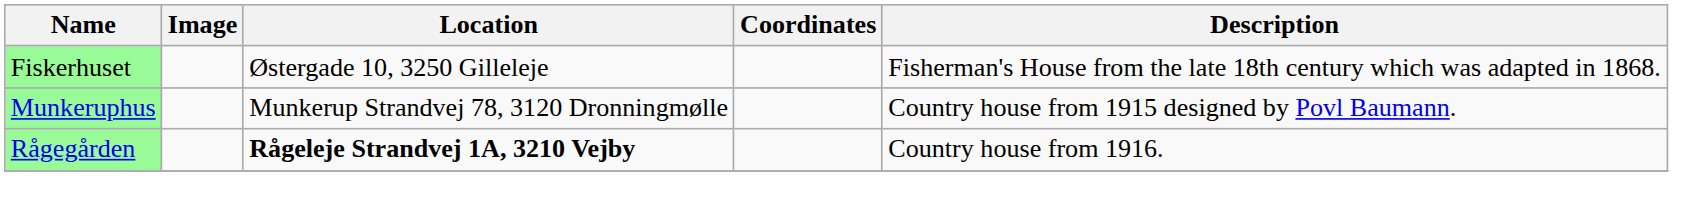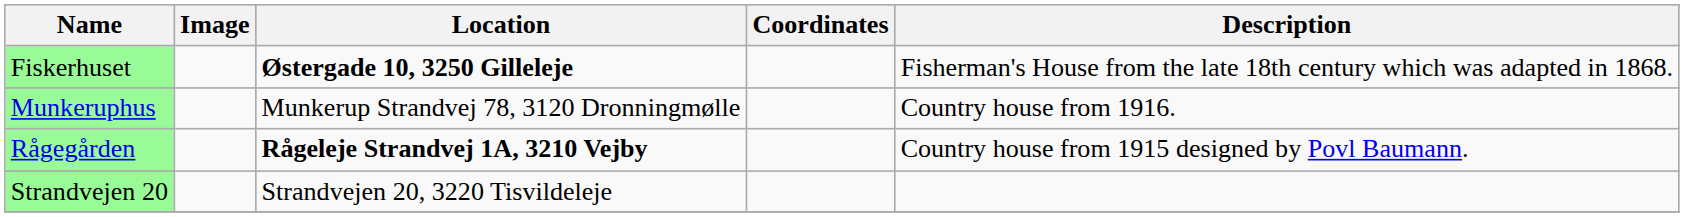(399, 66) normal -> (417, 66) bold
(1172, 107) Country house from 1915 designed by Povl Baumann. -> (1038, 107) Country house from 1916.
(1026, 149) Country house from 1916. -> (1185, 149) Country house from 1915 designed by Povl Baumann.
+ row: (89, 190)
